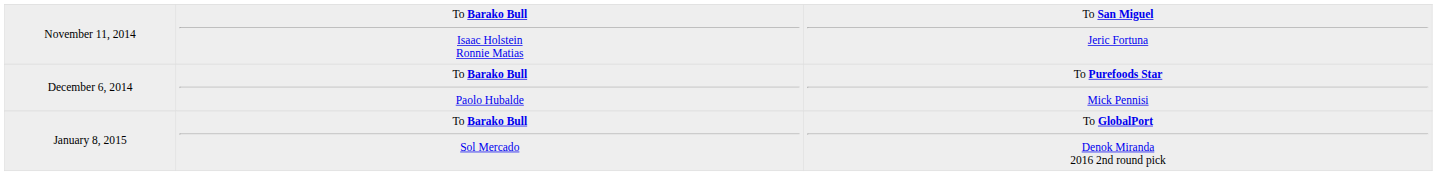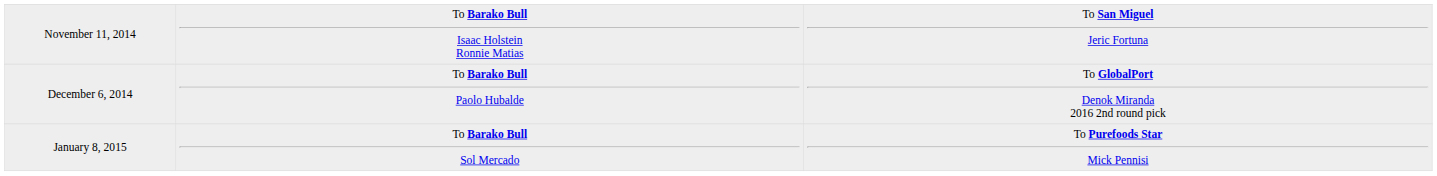(1118, 87) To Purefoods Star Mick Pennisi -> (1118, 94) To GlobalPort Denok Miranda 2016 2nd round pick
(1118, 140) To GlobalPort Denok Miranda 2016 2nd round pick -> (1118, 147) To Purefoods Star Mick Pennisi
